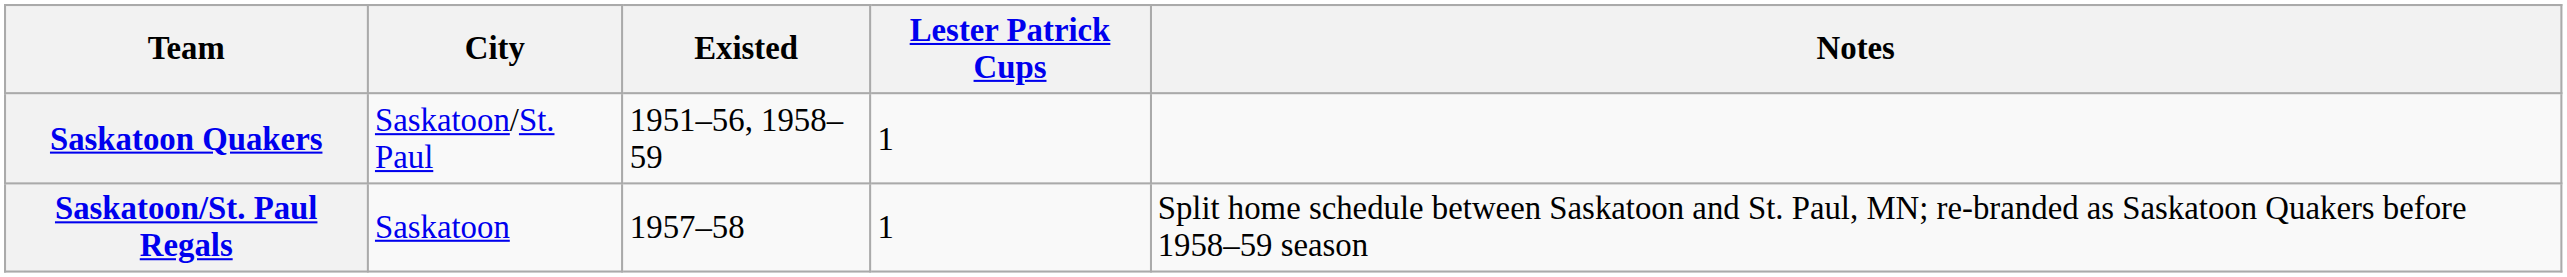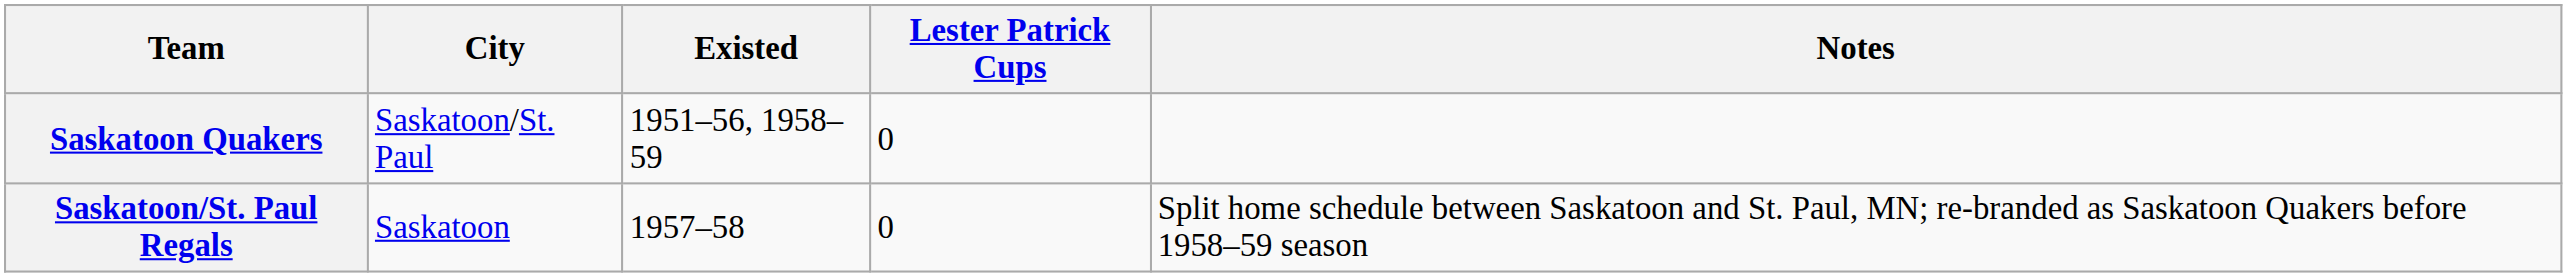(886, 137) 1 -> (886, 137) 0
(886, 226) 1 -> (886, 226) 0
